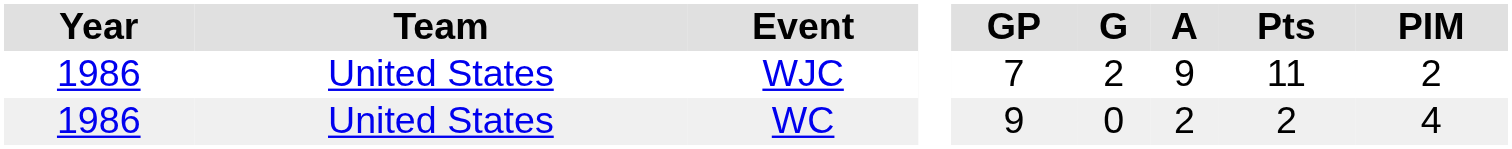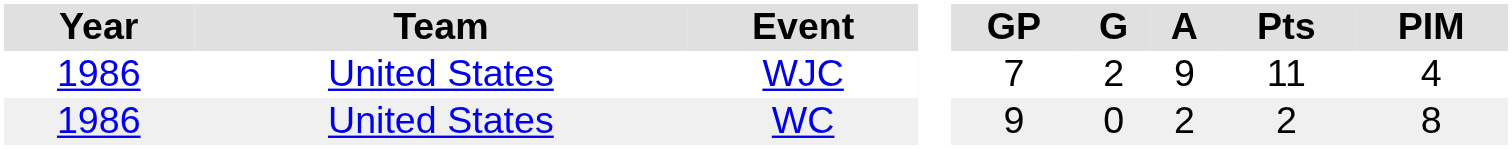(1431, 73) 2 -> (1431, 73) 4
(1431, 120) 4 -> (1431, 120) 8
